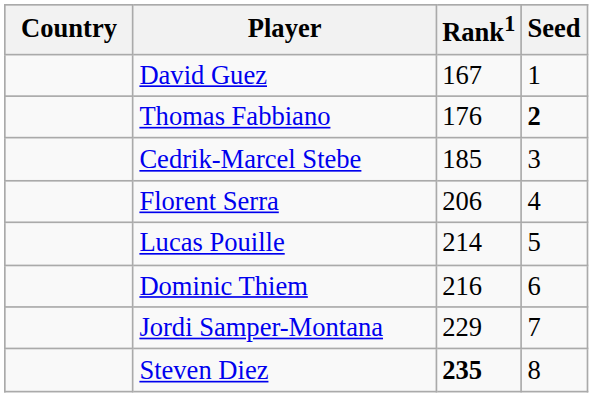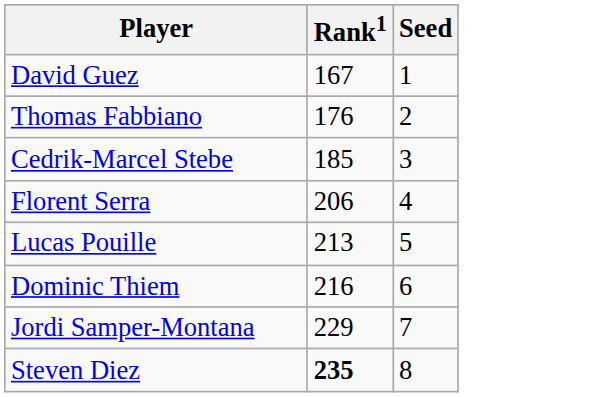- column: (69, 29)
(534, 116) bold -> (406, 116) normal
(462, 243) 214 -> (334, 243) 213
